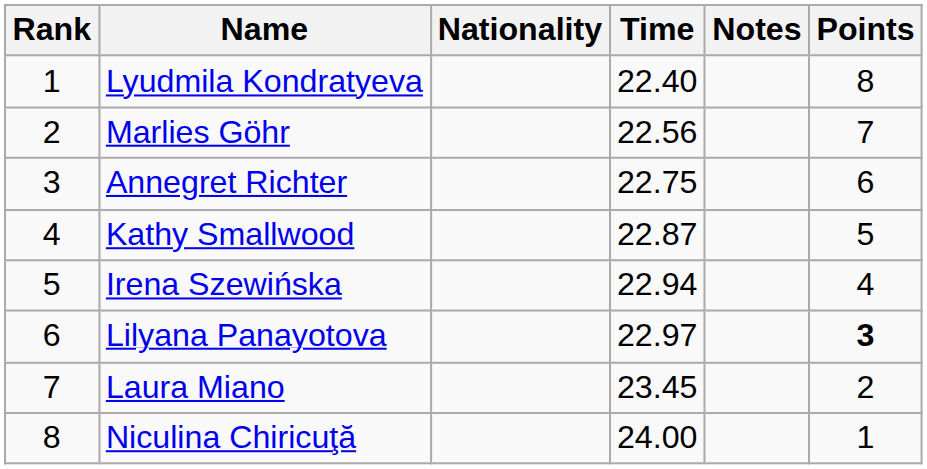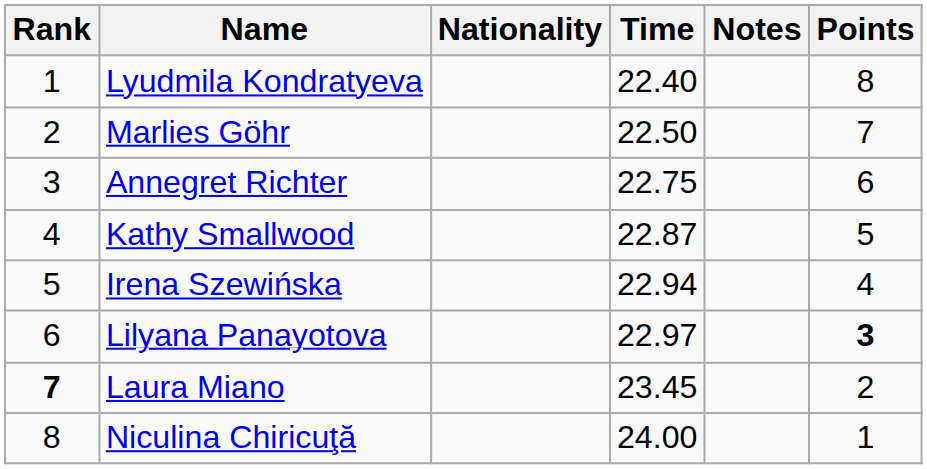(657, 132) 22.56 -> (657, 132) 22.50
(52, 387) normal -> (52, 387) bold
